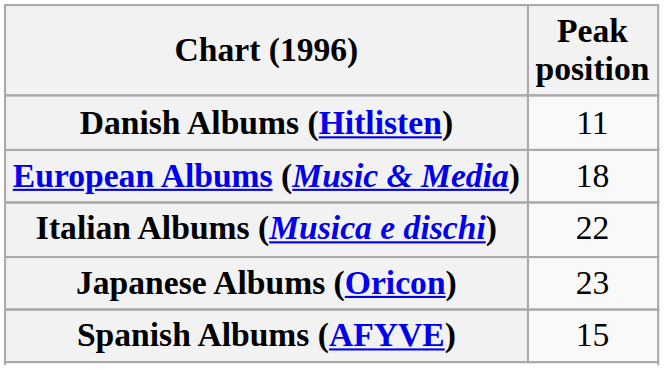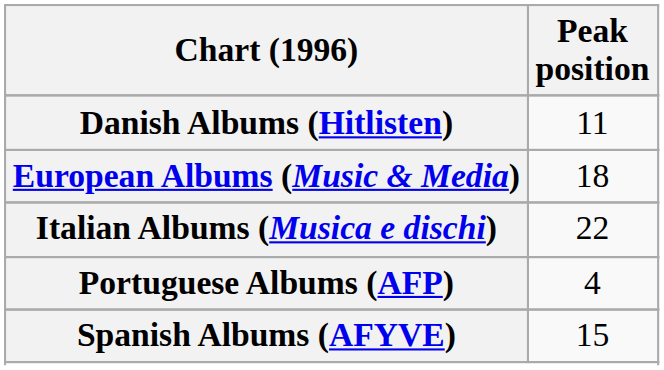- row: (266, 282)
+ row: (266, 282)
